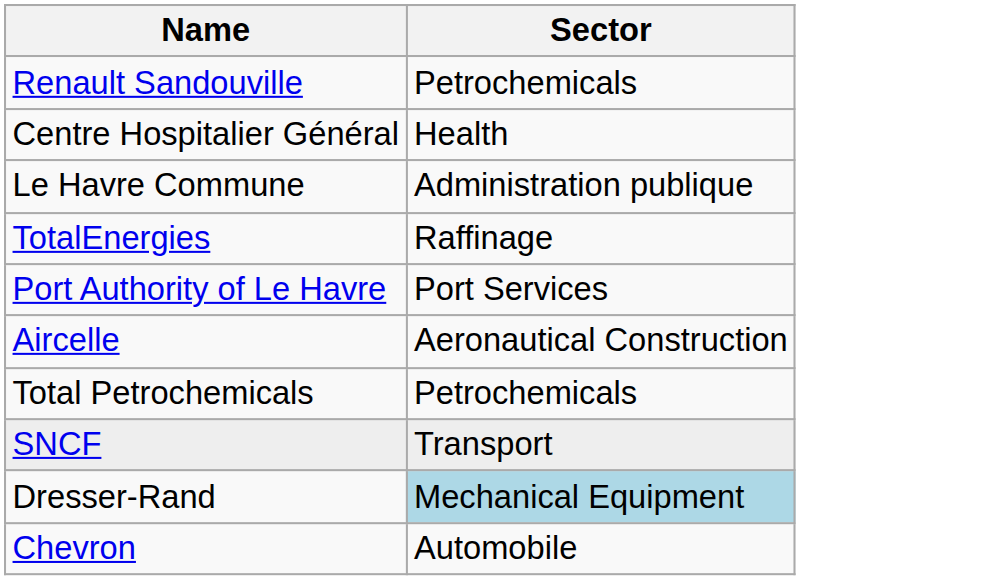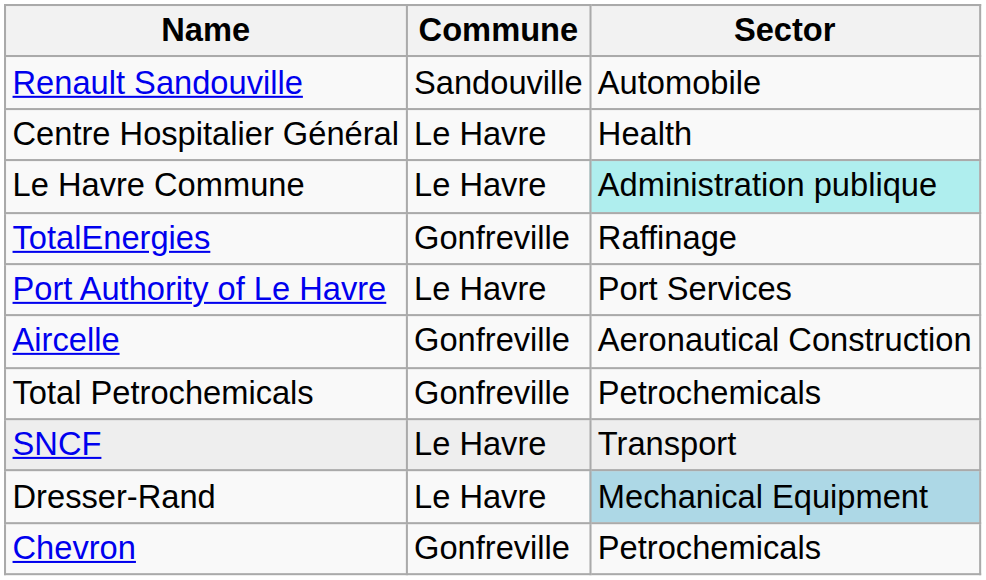+ column: (498, 30)
(526, 82) Petrochemicals -> (679, 82) Automobile
(584, 185) no background -> (767, 185) paleturquoise background
(496, 548) Automobile -> (709, 548) Petrochemicals
